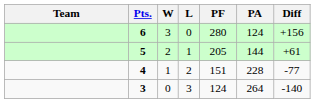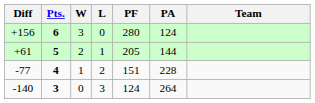columns swapped: (66, 14) <-> (292, 14)
